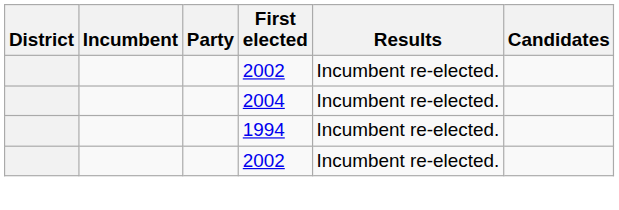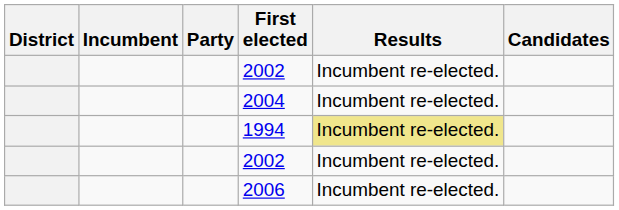(408, 130) no background -> (408, 130) khaki background
+ row: (41, 191)
